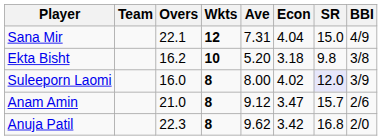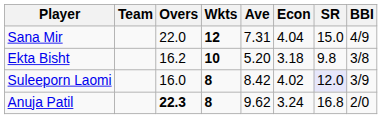(173, 37) 22.1 -> (173, 37) 22.0
(257, 80) 8.00 -> (257, 80) 8.42
- row: (43, 102)
(173, 124) normal -> (173, 102) bold
(290, 124) 3.42 -> (290, 102) 3.24
